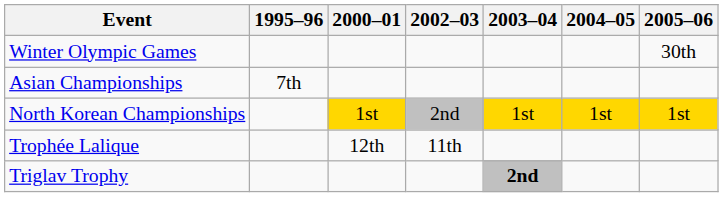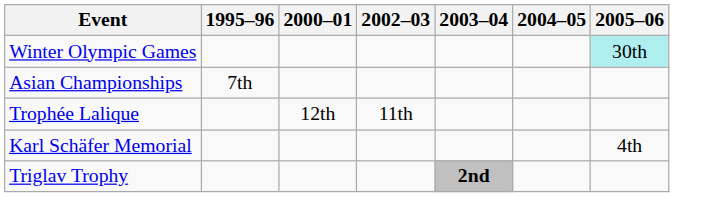(679, 51) no background -> (630, 51) paleturquoise background
- row: (127, 113)
+ row: (100, 144)
